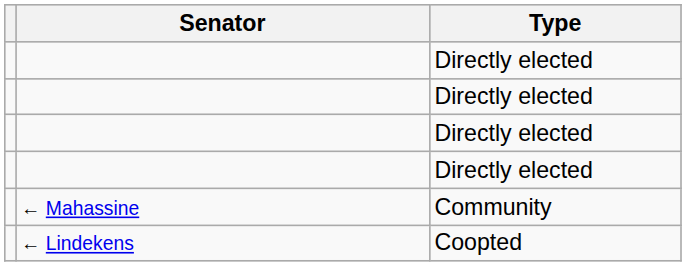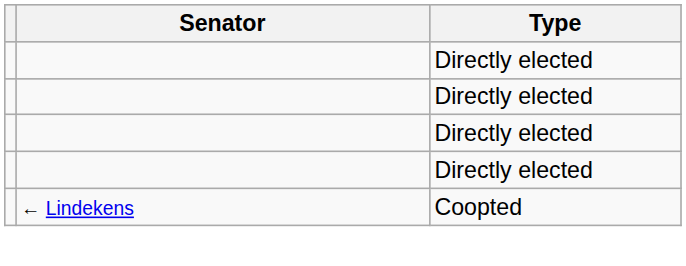- row: (80, 208)
